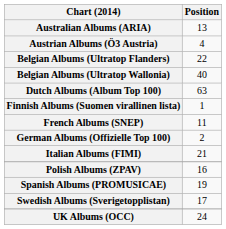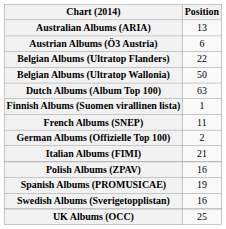(202, 43) 4 -> (202, 43) 6
(202, 75) 40 -> (202, 75) 50
(202, 201) 17 -> (202, 201) 16
(202, 216) 24 -> (202, 216) 25
